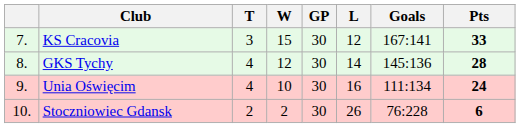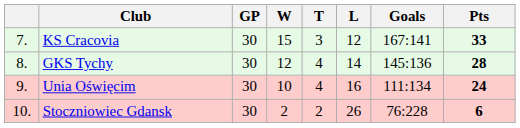columns swapped: (319, 16) <-> (249, 16)
